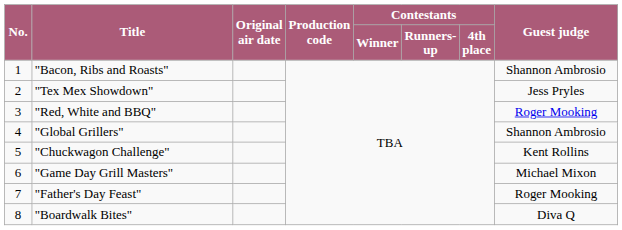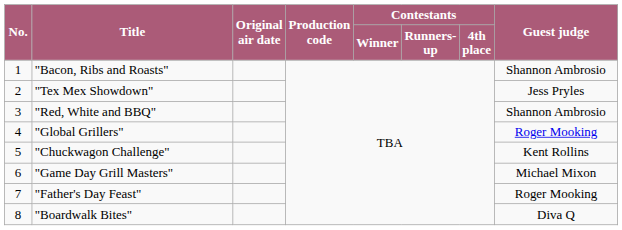(556, 111) Roger Mooking -> (556, 111) Shannon Ambrosio
(556, 132) Shannon Ambrosio -> (556, 132) Roger Mooking
